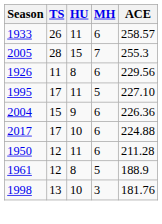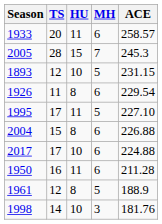(55, 33) 26 -> (55, 33) 20
(135, 53) 255.3 -> (135, 53) 245.3
+ row: (20, 72)
(138, 72) 229.56 -> (138, 92) 229.54
(73, 111) 9 -> (73, 131) 8
(138, 111) 226.36 -> (138, 131) 226.88
(55, 151) 12 -> (55, 170) 16
(55, 190) 13 -> (55, 209) 14
